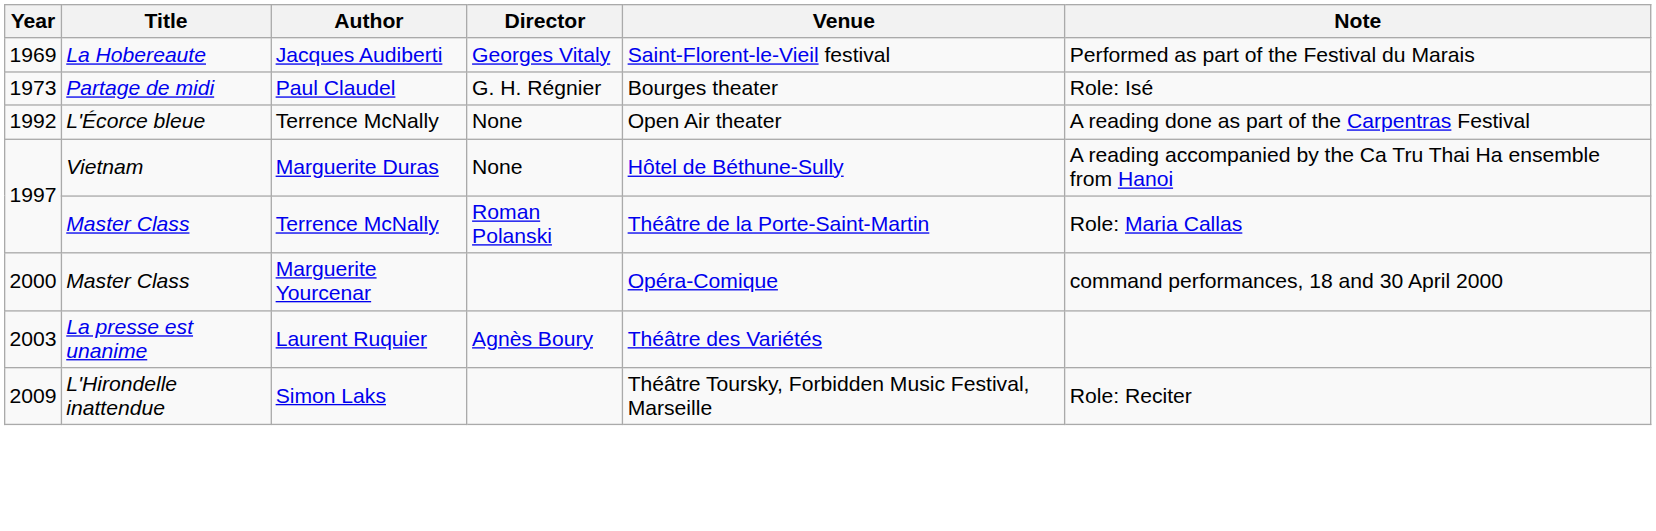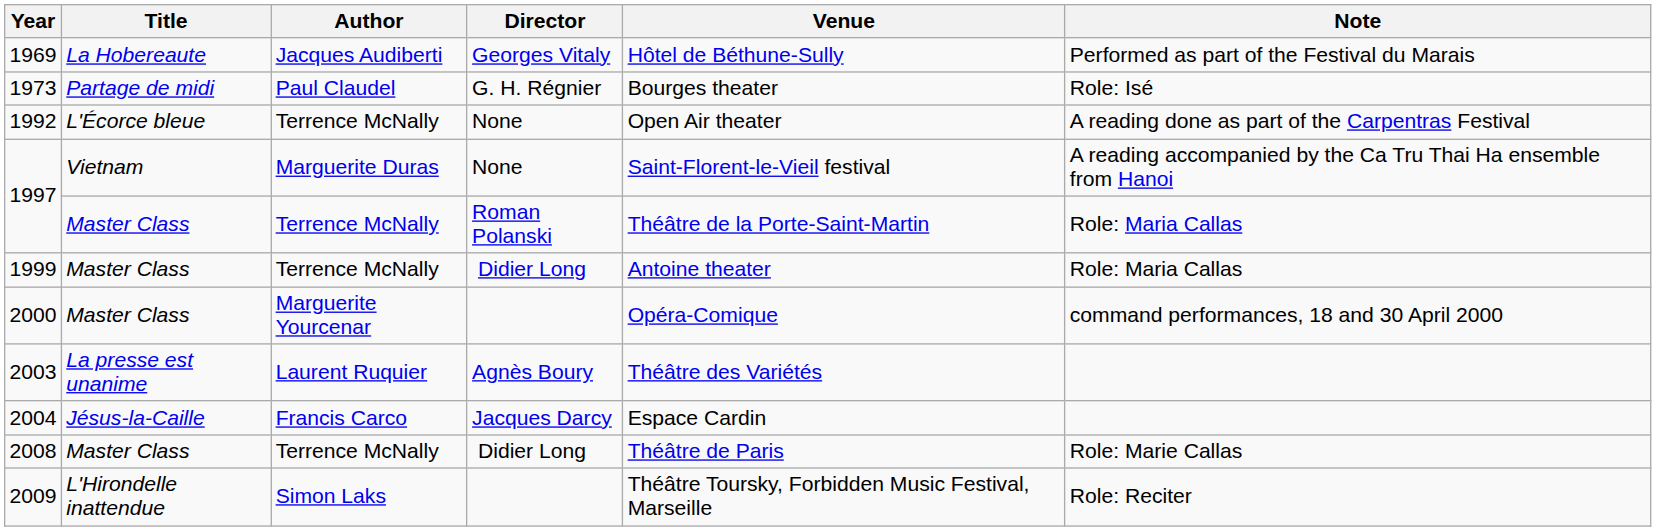(759, 54) Saint-Florent-le-Vieil festival -> (736, 54) Hôtel de Béthune-Sully
(736, 167) Hôtel de Béthune-Sully -> (759, 167) Saint-Florent-le-Vieil festival
+ row: (33, 269)
+ row: (33, 417)
+ row: (33, 451)
